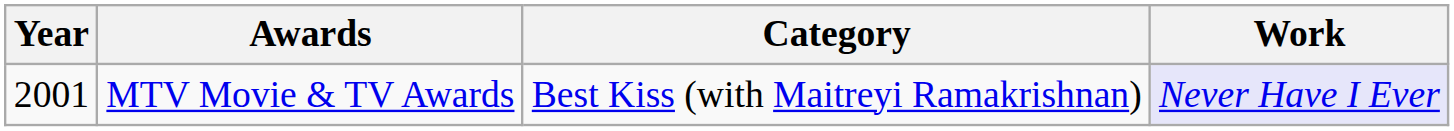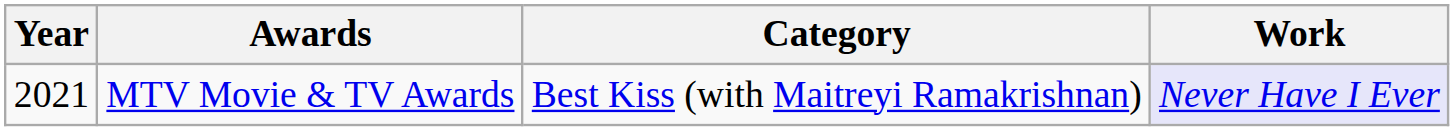(51, 93) 2001 -> (51, 93) 2021
